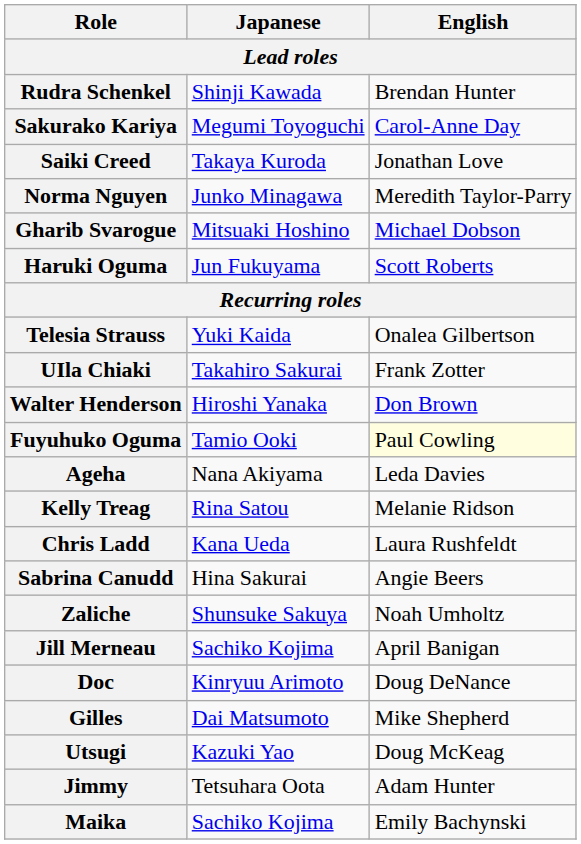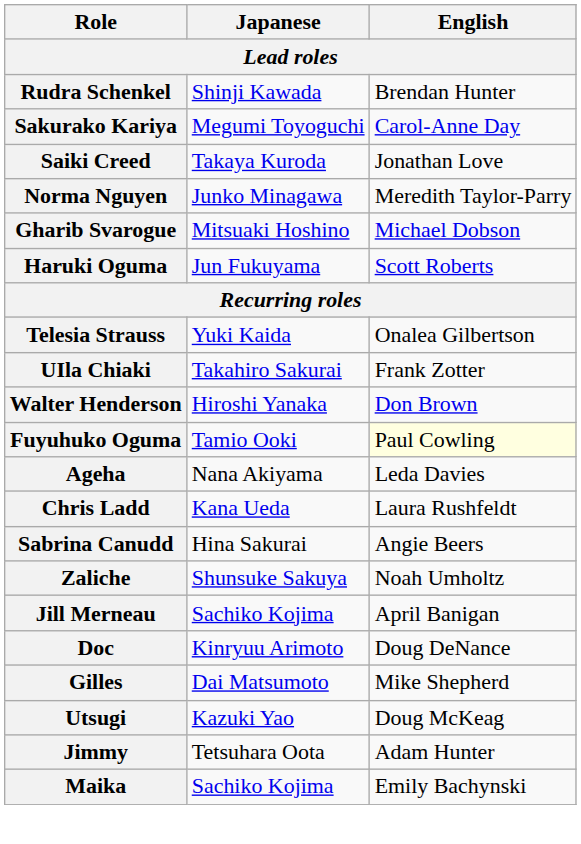- row: (96, 508)
